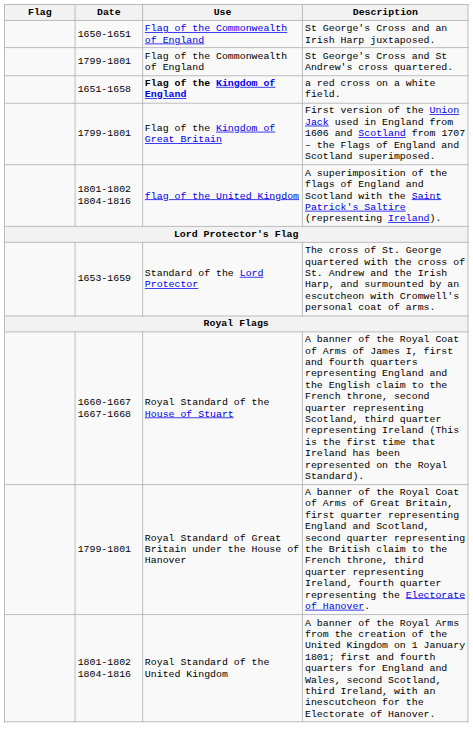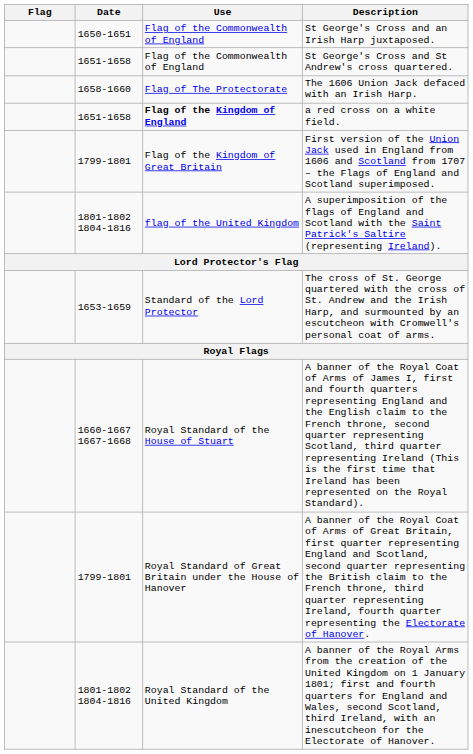(104, 62) 1799-1801 -> (104, 62) 1651-1658
+ row: (385, 89)
